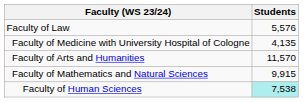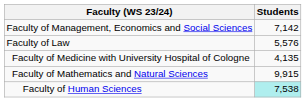+ row: (129, 27)
- row: (75, 58)
